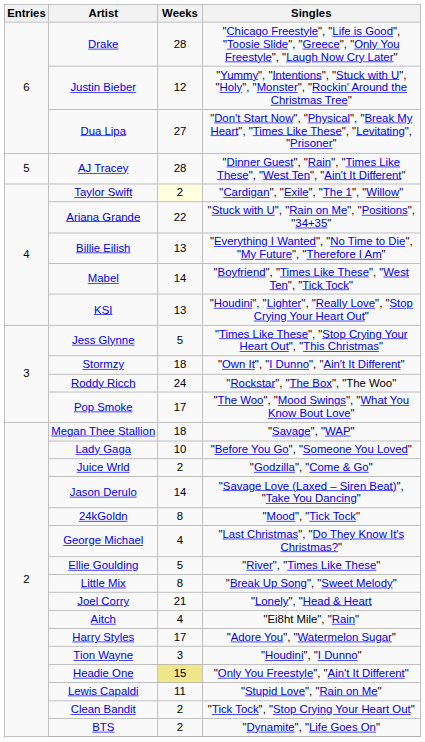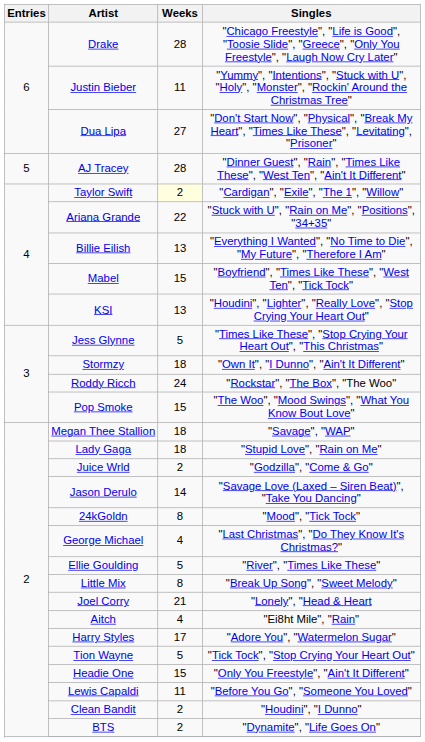(180, 87) 12 -> (180, 87) 11
(180, 279) 14 -> (180, 279) 15
(180, 407) 17 -> (180, 407) 15
(180, 449) 10 -> (180, 449) 18
(311, 449) "Before You Go", "Someone You Loved" -> (311, 449) "Stupid Love", "Rain on Me"
(180, 655) 3 -> (180, 655) 5
(311, 655) "Houdini", "I Dunno" -> (311, 655) "Tick Tock", "Stop Crying Your Heart Out"
(180, 673) khaki background -> (180, 673) no background
(311, 691) "Stupid Love", "Rain on Me" -> (311, 691) "Before You Go", "Someone You Loved"
(311, 709) "Tick Tock", "Stop Crying Your Heart Out" -> (311, 709) "Houdini", "I Dunno"
